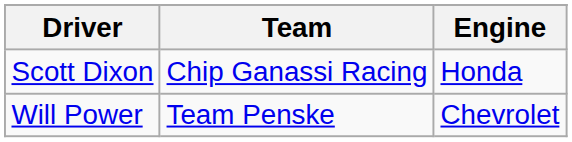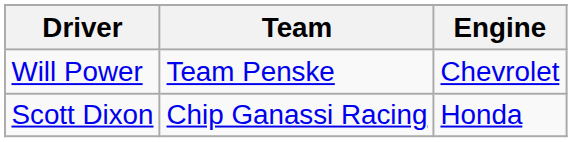rows swapped: (82, 71) <-> (77, 115)
